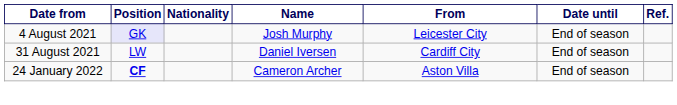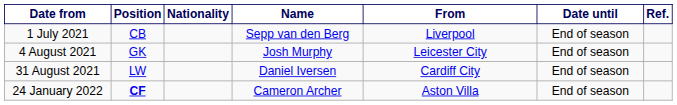+ row: (58, 33)
(138, 33) lavender background -> (138, 53) no background
